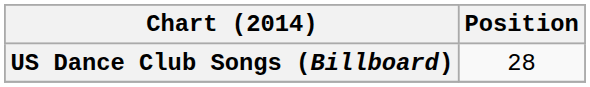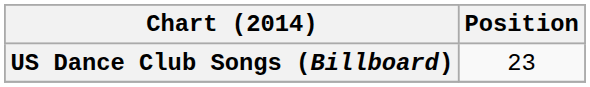(522, 63) 28 -> (522, 63) 23
